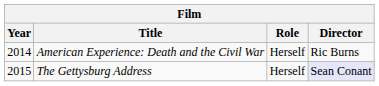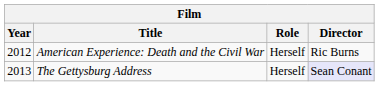(19, 52) 2014 -> (19, 52) 2012
(19, 71) 2015 -> (19, 71) 2013
